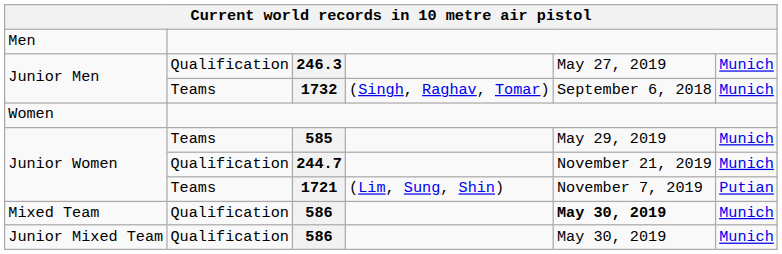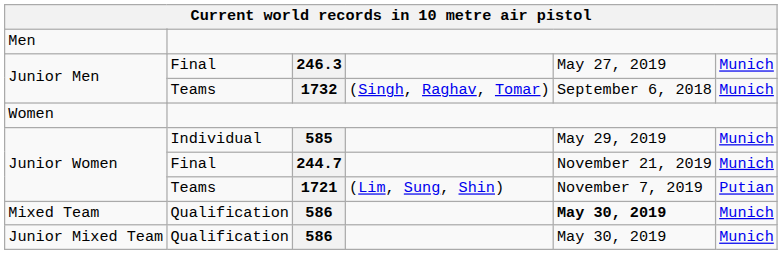(230, 66) Qualification -> (193, 66) Final
(193, 140) Teams -> (216, 140) Individual
(230, 164) Qualification -> (193, 164) Final
